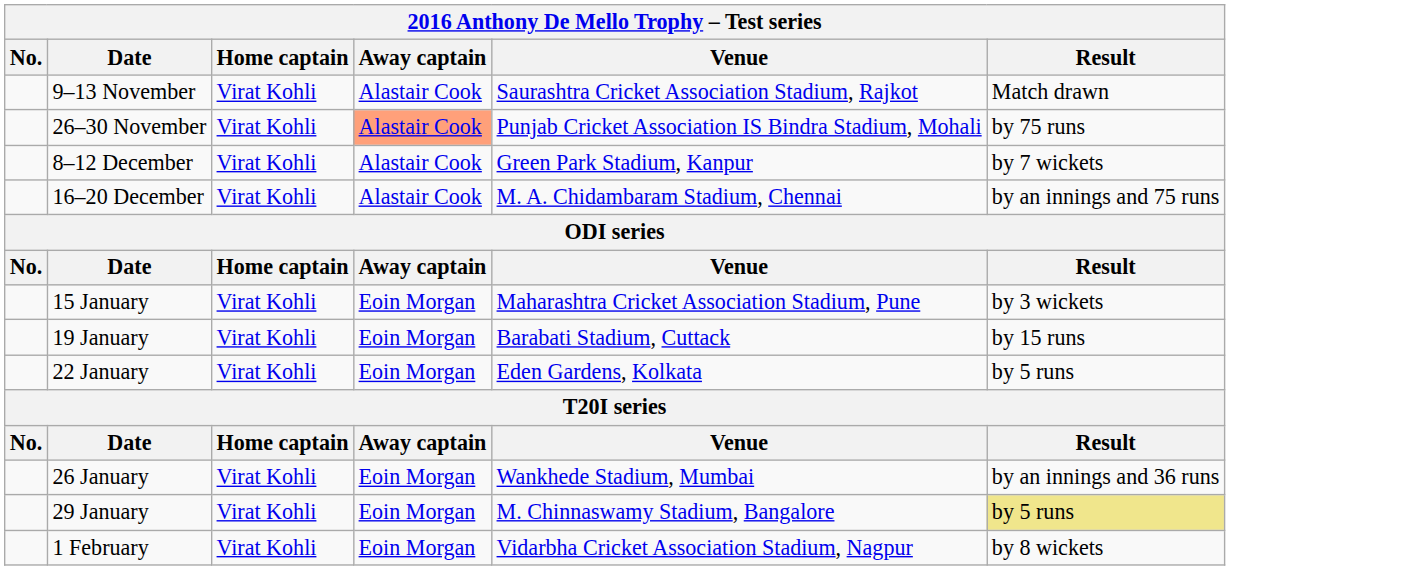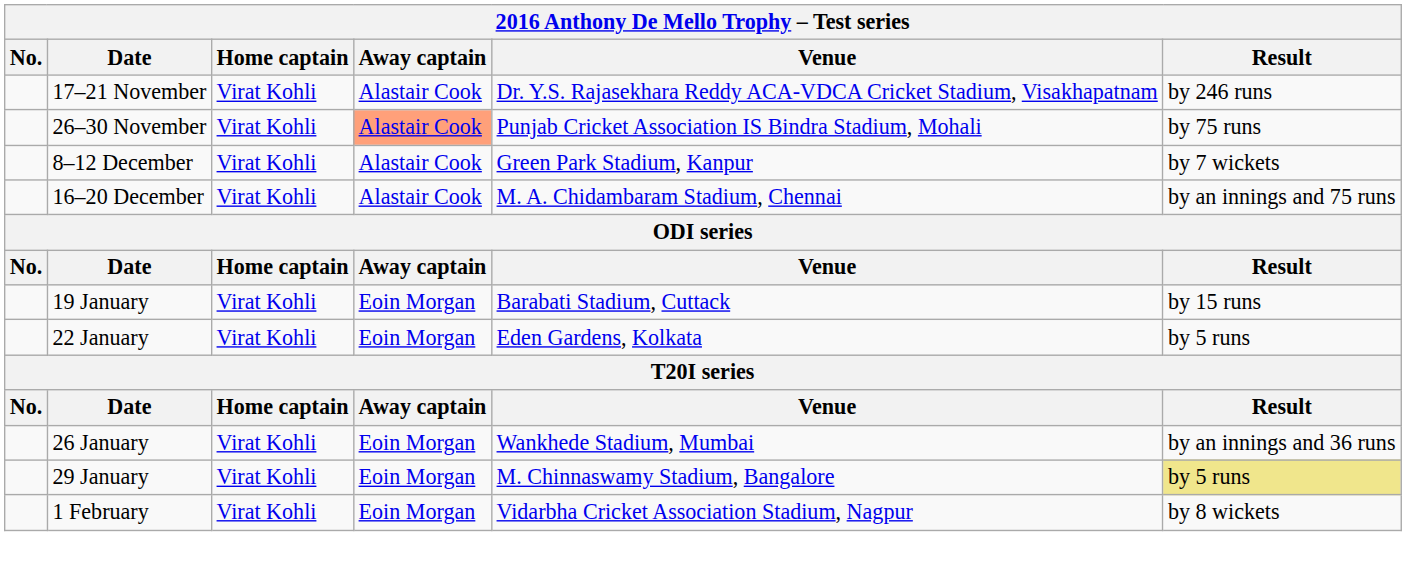- row: (124, 92)
+ row: (129, 92)
- row: (101, 302)
